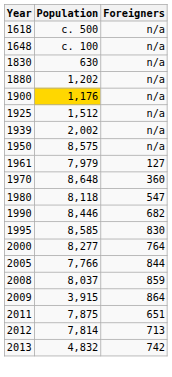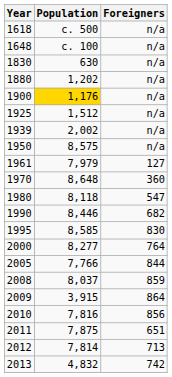+ row: (19, 314)
